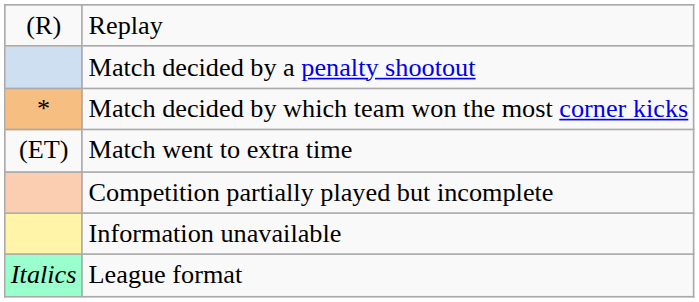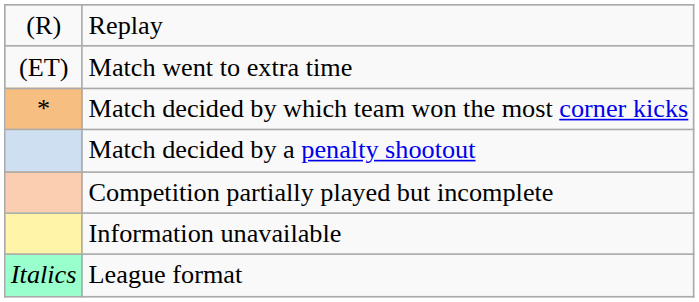rows swapped: (220, 150) <-> (282, 66)
